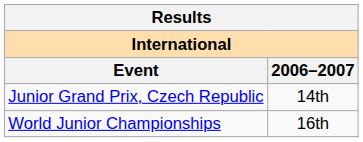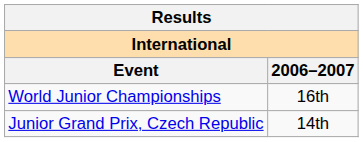rows swapped: (115, 123) <-> (136, 96)
